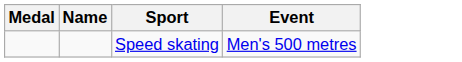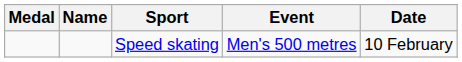+ column: (408, 18)
